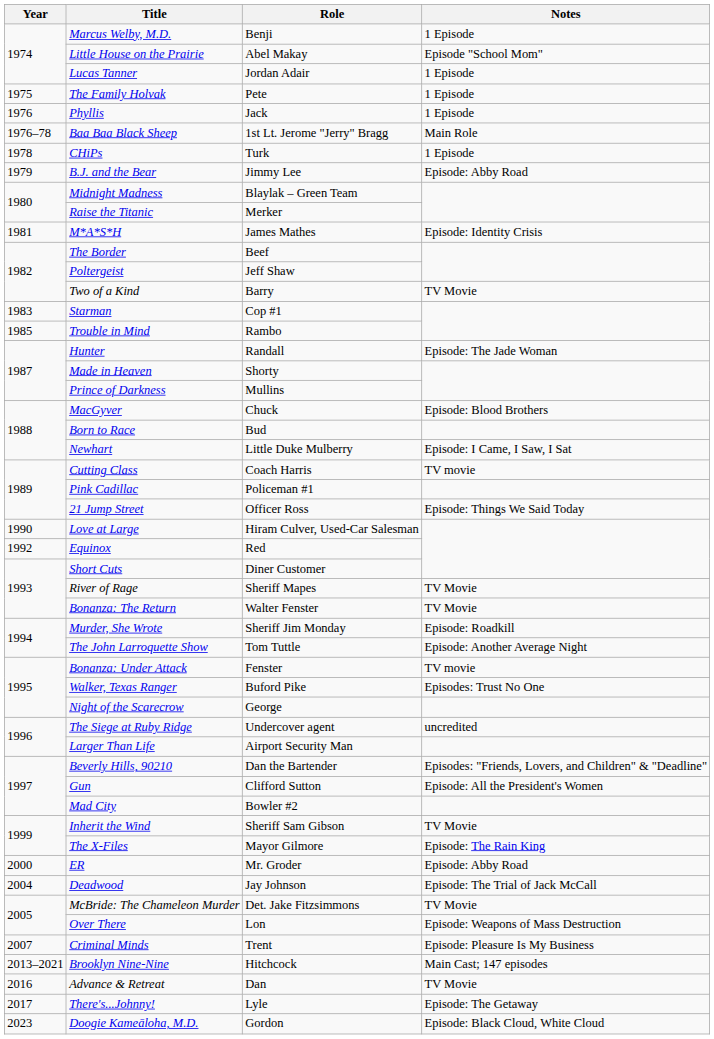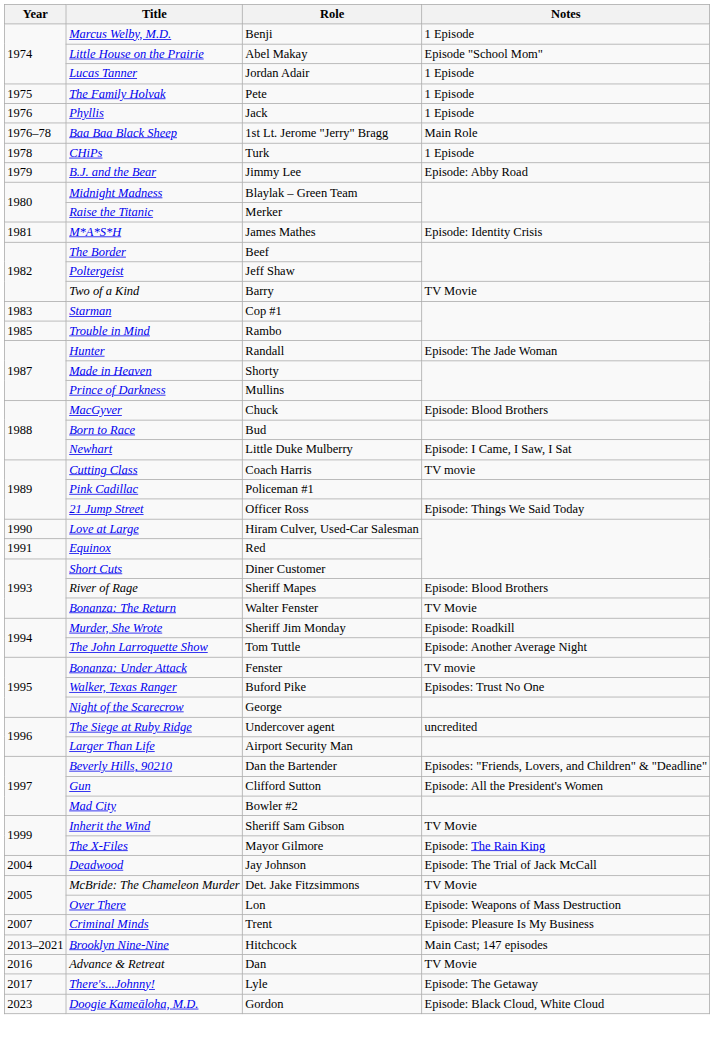(20, 548) 1992 -> (20, 548) 1991
(451, 588) TV Movie -> (486, 588) Episode: Blood Brothers
- row: (77, 865)
